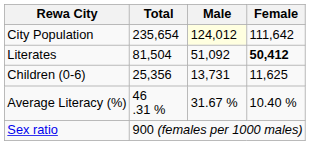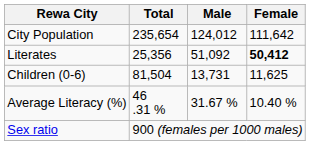(214, 34) lightyellow background -> (214, 34) no background
(152, 55) 81,504 -> (152, 55) 25,356
(152, 75) 25,356 -> (152, 75) 81,504
